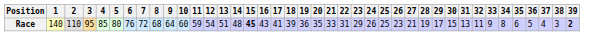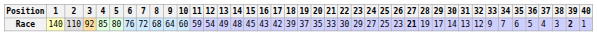+ column: (586, 11)
(90, 24) 95 -> (90, 24) 92
(224, 24) 51 -> (224, 24) 49
(251, 24) bold -> (251, 24) normal
(277, 24) 41 -> (277, 24) 42
(304, 24) 36 -> (304, 24) 37
(345, 24) 31 -> (345, 24) 30
(371, 24) 26 -> (371, 24) 27
(412, 24) normal -> (412, 24) bold
(452, 24) 15 -> (452, 24) 14
(479, 24) 11 -> (479, 24) 12
(503, 24) 8 -> (503, 24) 7
